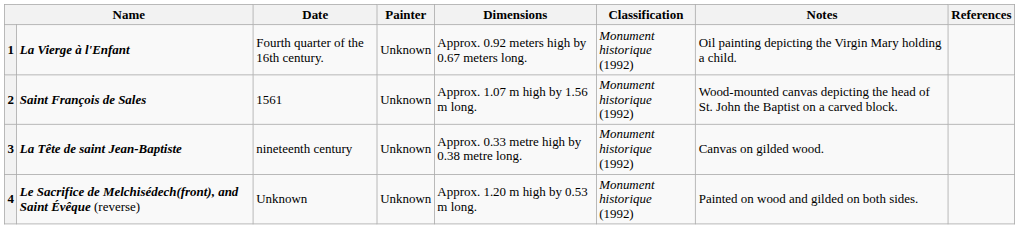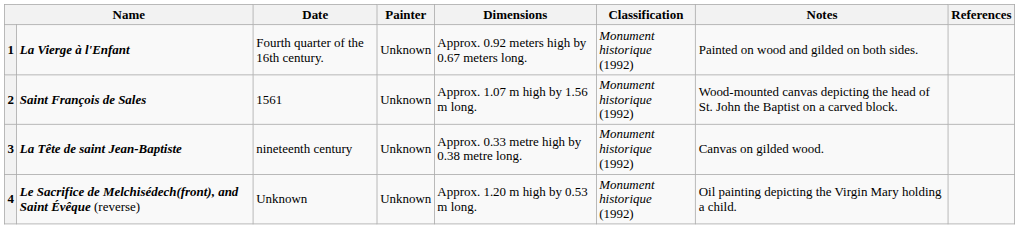(820, 49) Oil painting depicting the Virgin Mary holding a child. -> (809, 49) Painted on wood and gilded on both sides.
(809, 199) Painted on wood and gilded on both sides. -> (820, 199) Oil painting depicting the Virgin Mary holding a child.
